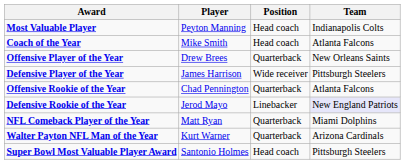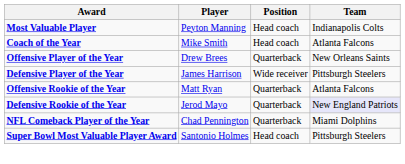(215, 89) Chad Pennington -> (202, 89) Matt Ryan
(275, 105) Linebacker -> (277, 105) Quarterback
(202, 120) Matt Ryan -> (215, 120) Chad Pennington
- row: (82, 136)
